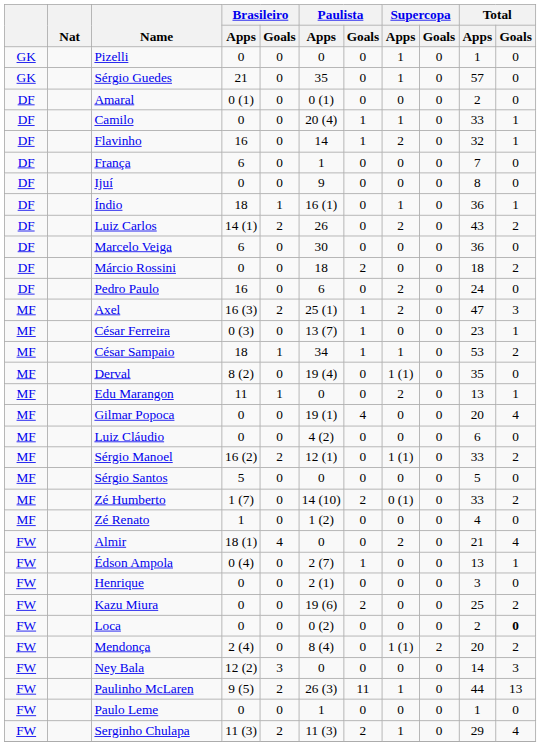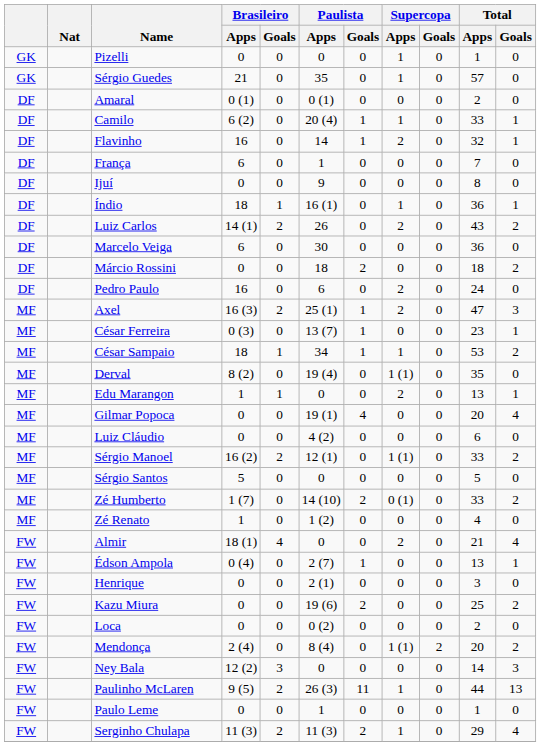(241, 120) 0 -> (241, 120) 6 (2)
(241, 394) 11 -> (241, 394) 1
(516, 625) bold -> (516, 625) normal
